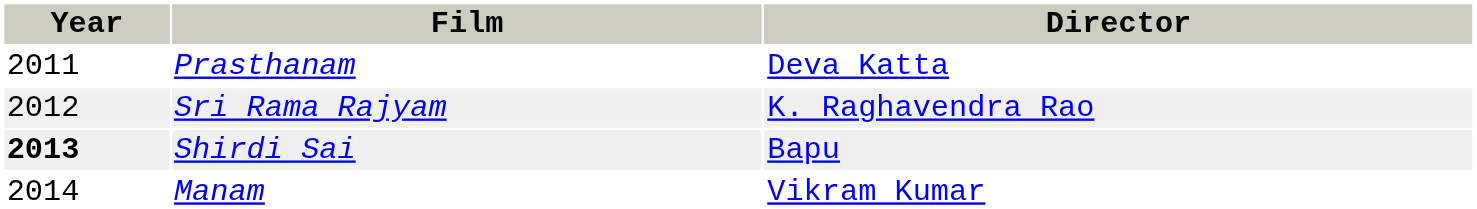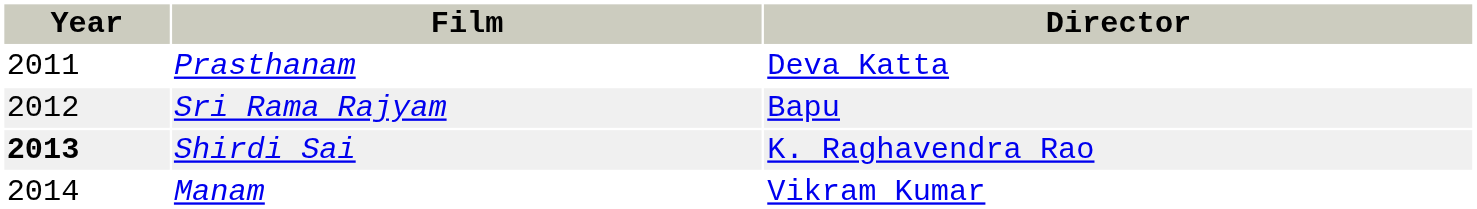(931, 108) K. Raghavendra Rao -> (804, 108) Bapu
(804, 150) Bapu -> (931, 150) K. Raghavendra Rao
